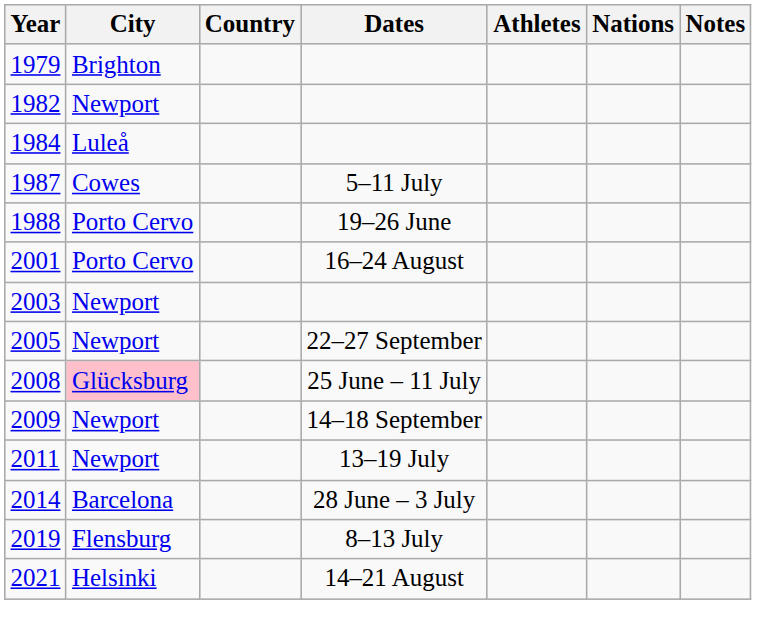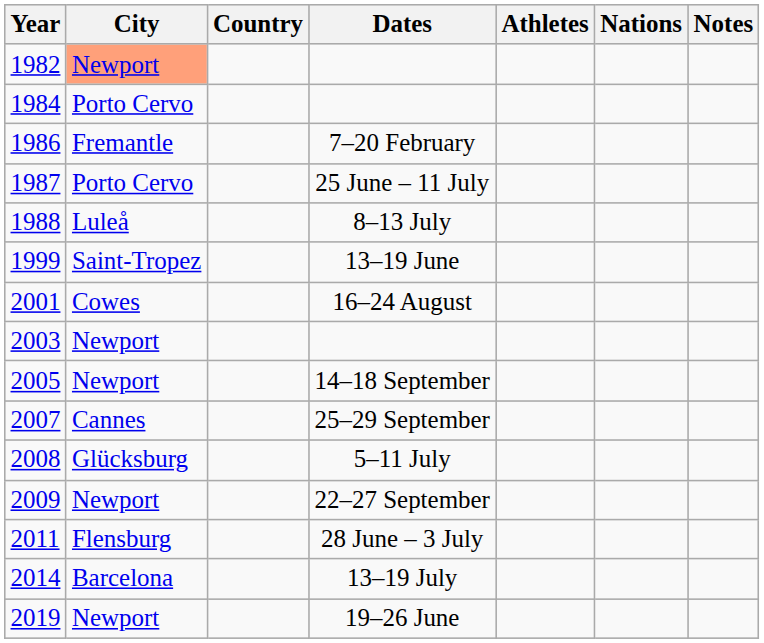- row: (35, 63)
(116, 103) no background -> (116, 63) lightsalmon background
(100, 143) Luleå -> (133, 103) Porto Cervo
+ row: (35, 143)
(106, 182) Cowes -> (133, 182) Porto Cervo
(394, 182) 5–11 July -> (402, 182) 25 June – 11 July
(133, 222) Porto Cervo -> (100, 222) Luleå
(394, 222) 19–26 June -> (402, 222) 8–13 July
+ row: (35, 261)
(133, 261) Porto Cervo -> (106, 301) Cowes
(394, 340) 22–27 September -> (402, 380) 14–18 September
+ row: (35, 420)
(130, 380) pink background -> (130, 459) no background
(394, 380) 25 June – 11 July -> (402, 459) 5–11 July
(394, 420) 14–18 September -> (402, 499) 22–27 September
(116, 459) Newport -> (122, 538) Flensburg
(394, 459) 13–19 July -> (402, 538) 28 June – 3 July
(394, 499) 28 June – 3 July -> (402, 578) 13–19 July
(122, 538) Flensburg -> (116, 618) Newport
(394, 538) 8–13 July -> (402, 618) 19–26 June
- row: (35, 578)
